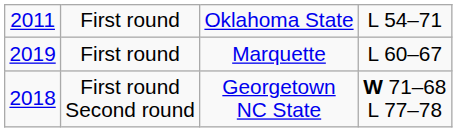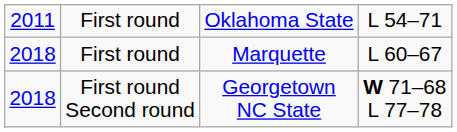(33, 53) 2019 -> (33, 53) 2018
